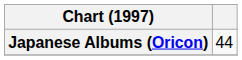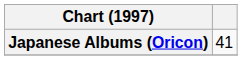(224, 42) 44 -> (224, 42) 41
